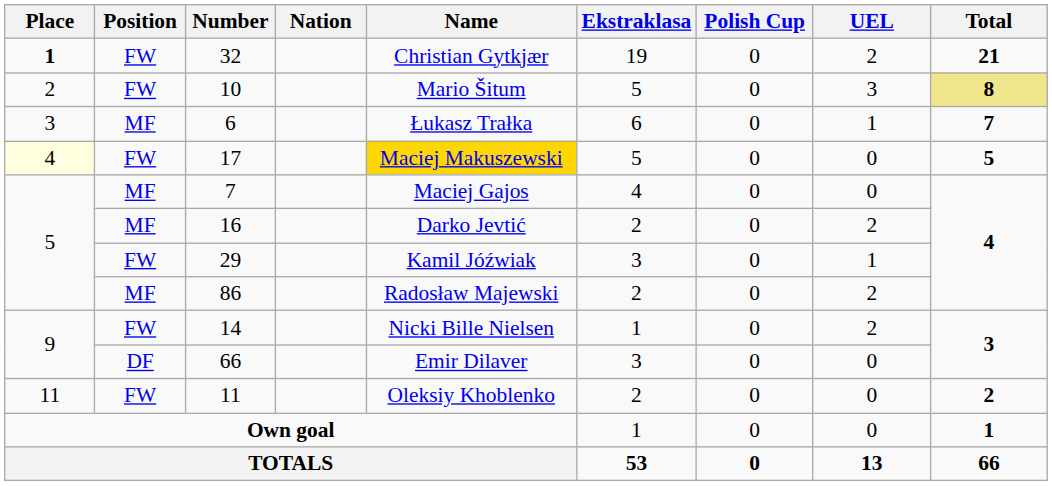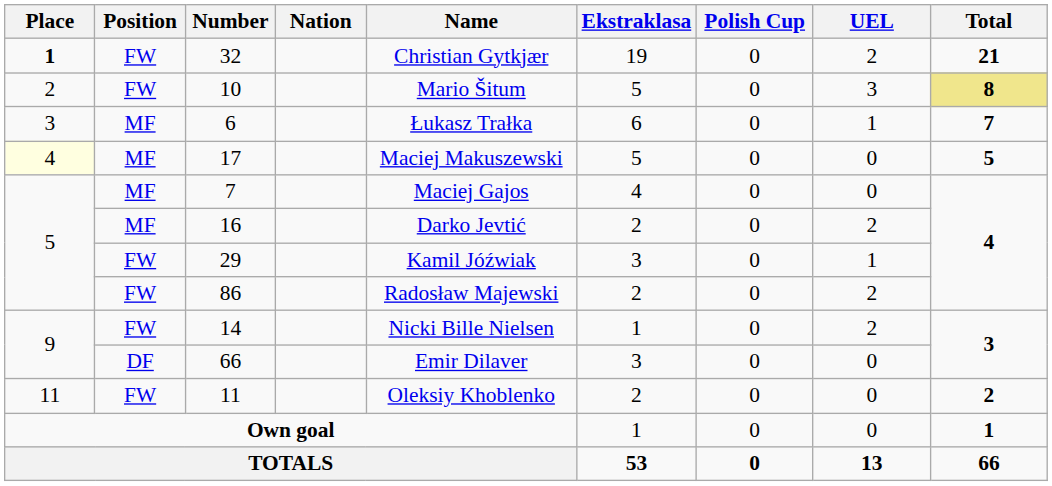(140, 157) FW -> (140, 157) MF
(471, 157) gold background -> (471, 157) no background
(140, 293) MF -> (140, 293) FW
